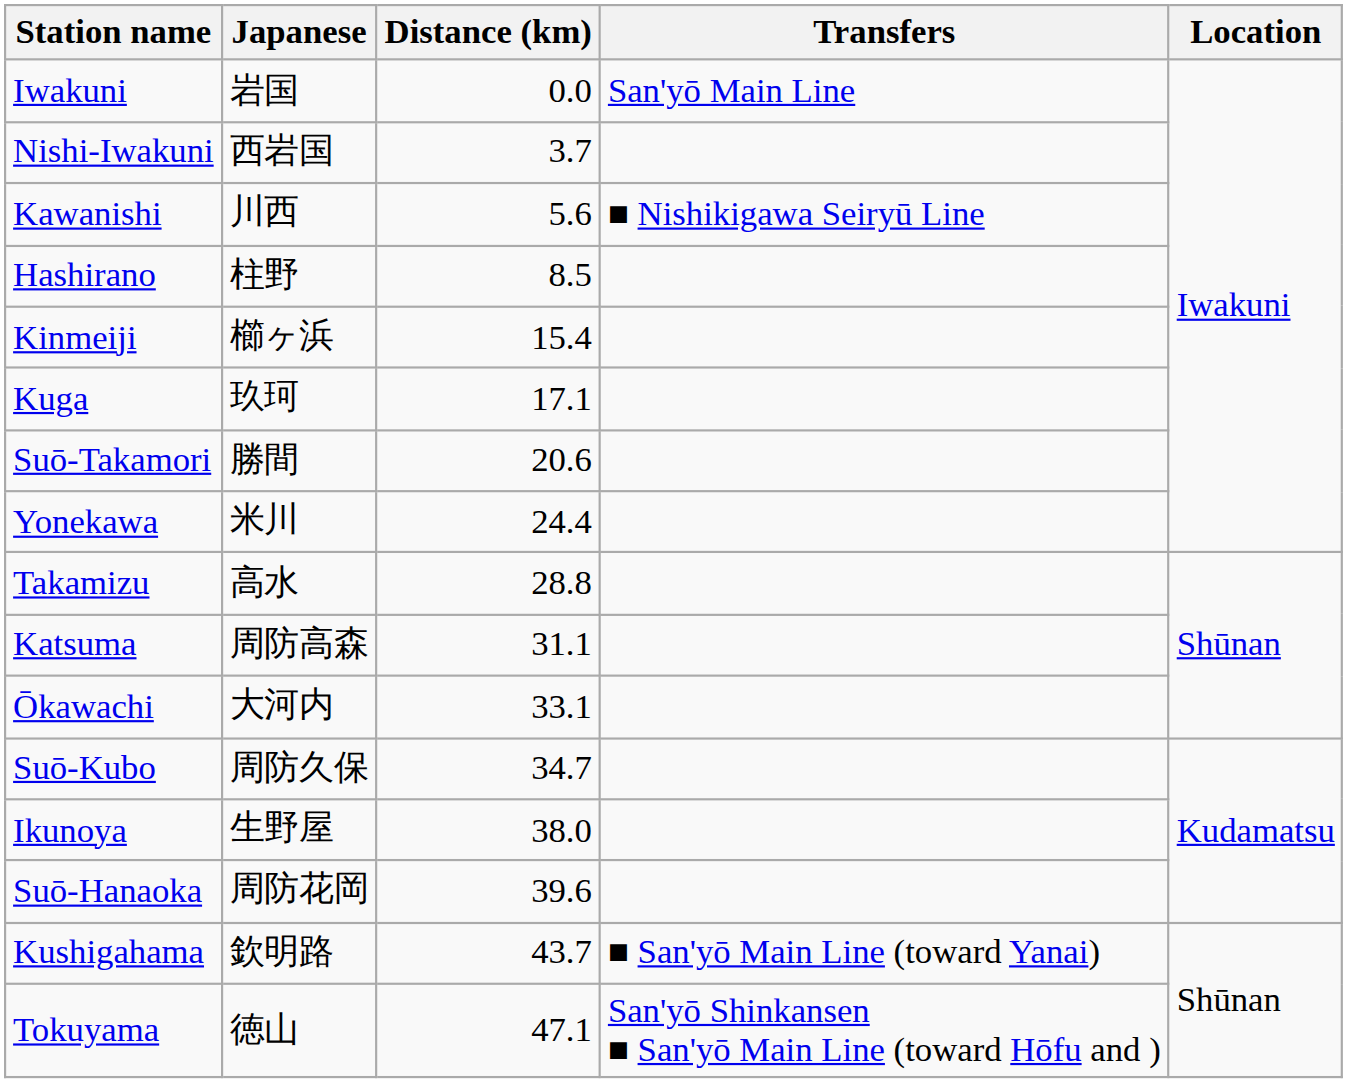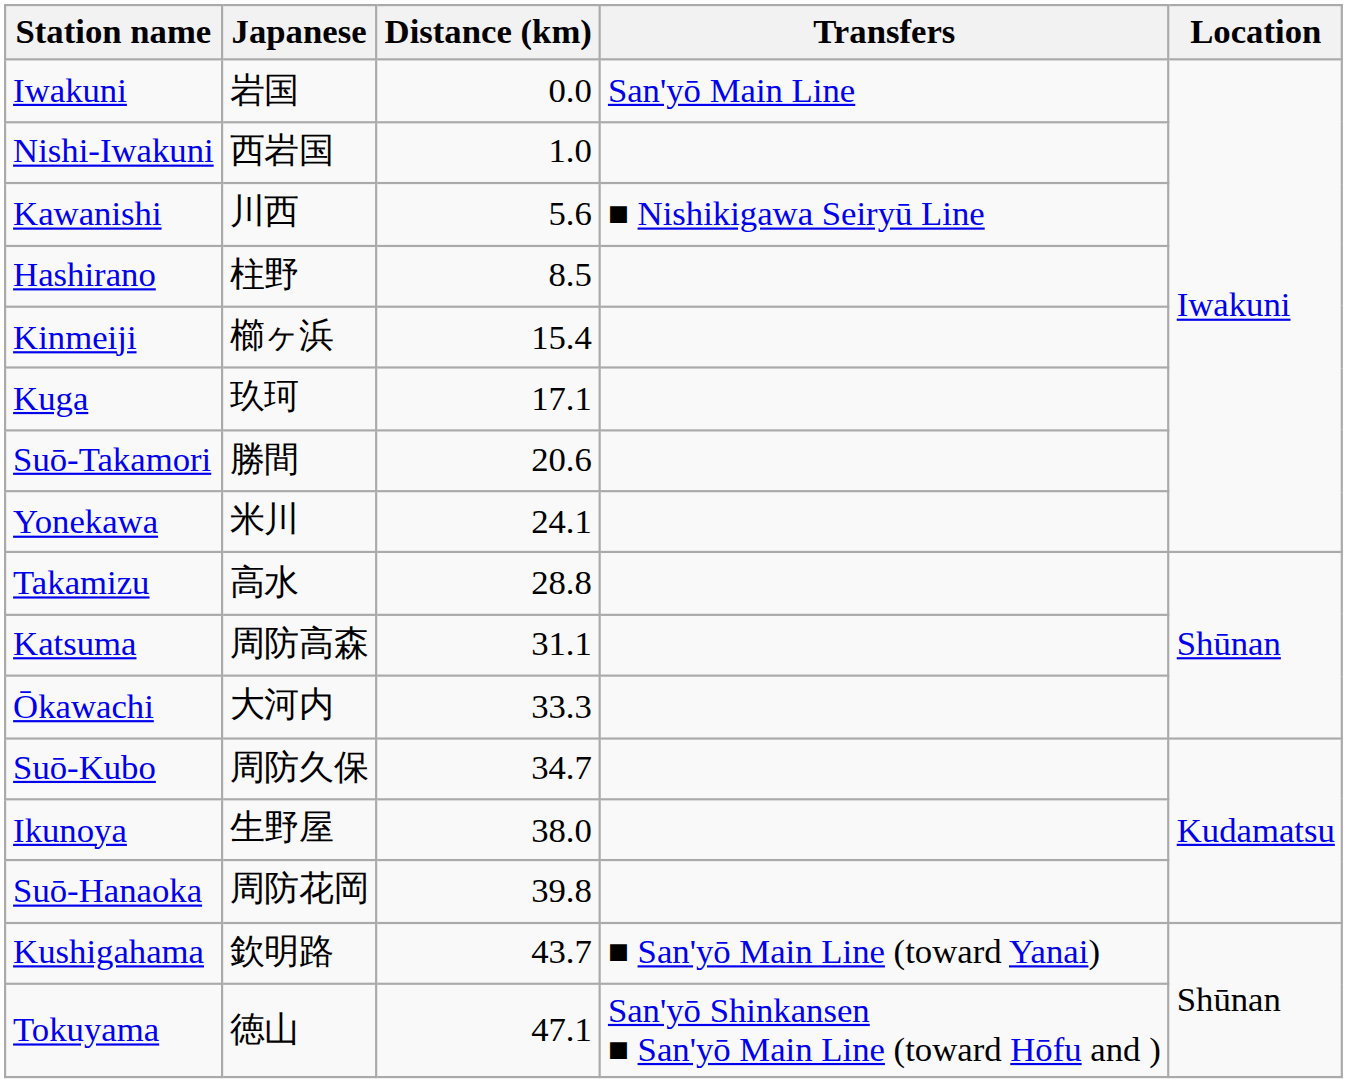(570, 151) 3.7 -> (570, 151) 1.0
(562, 521) 24.4 -> (562, 521) 24.1
(562, 706) 33.1 -> (562, 706) 33.3
(562, 890) 39.6 -> (562, 890) 39.8
